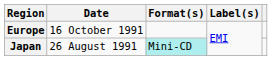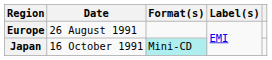(96, 30) 16 October 1991 -> (93, 30) 26 August 1991
(93, 47) 26 August 1991 -> (96, 47) 16 October 1991
